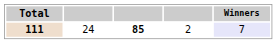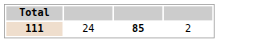- column: (242, 14)
